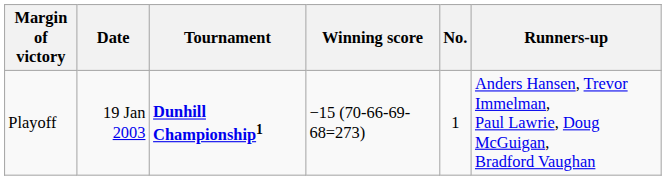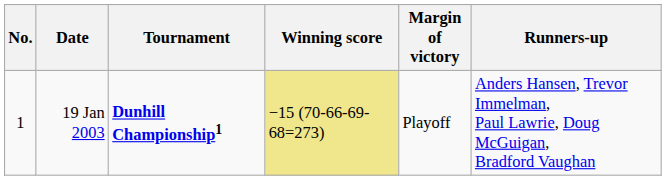columns swapped: (455, 37) <-> (41, 37)
(360, 123) no background -> (319, 123) khaki background
